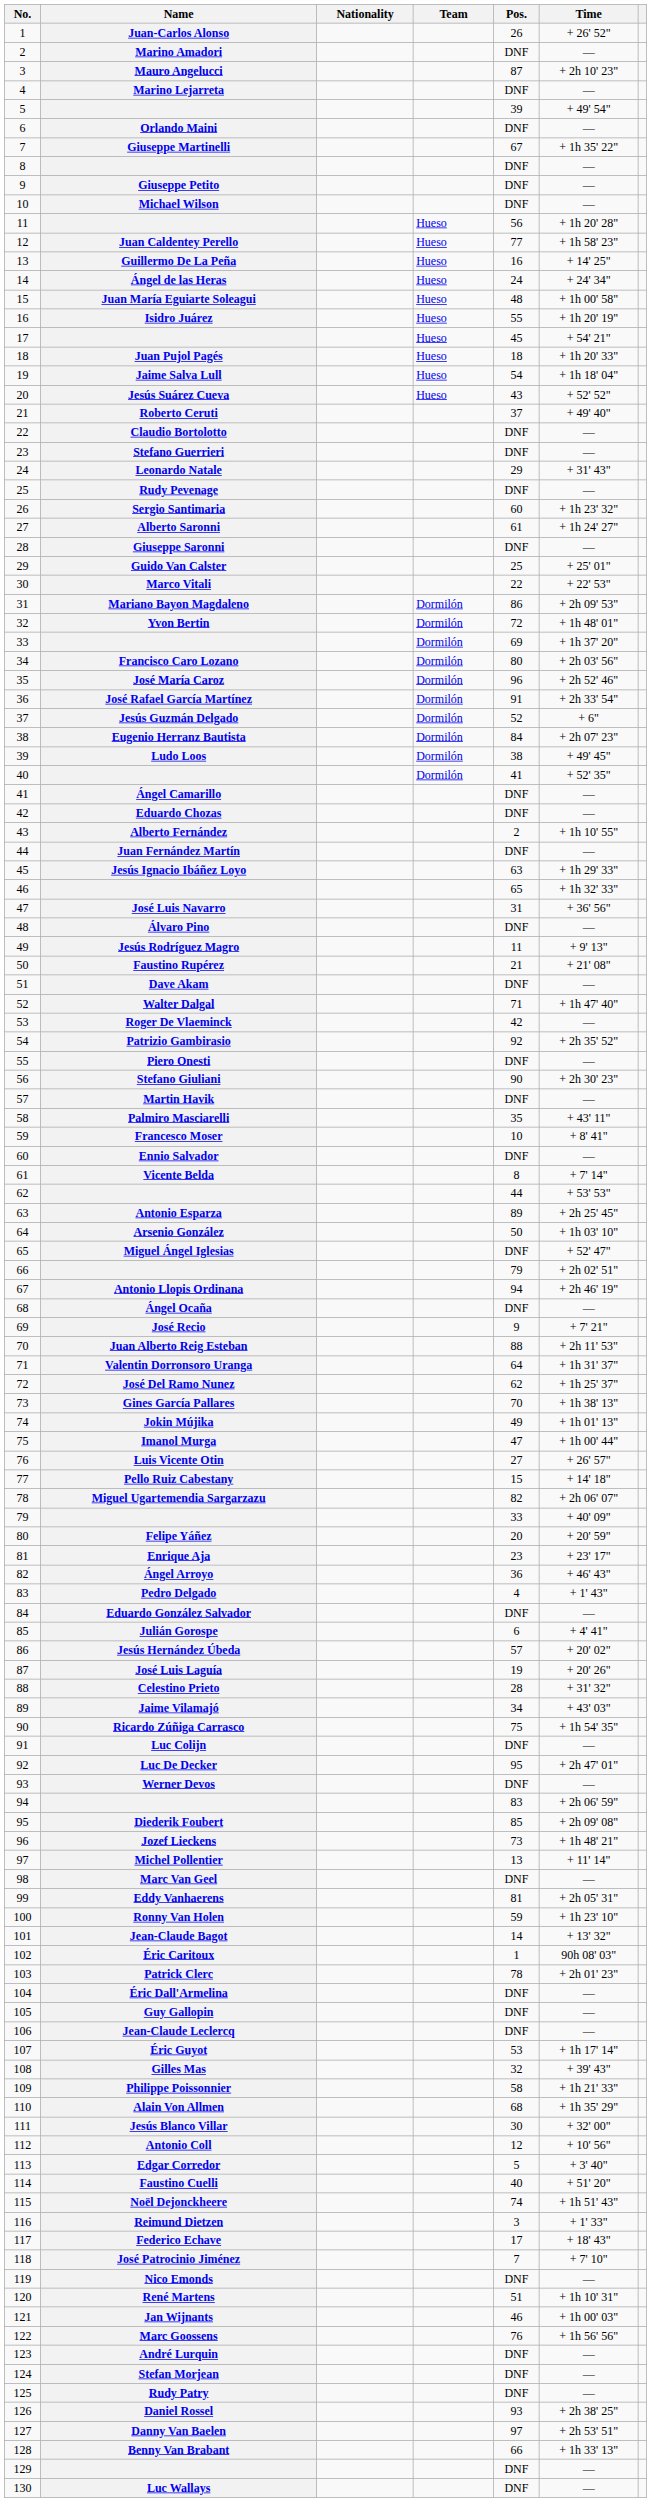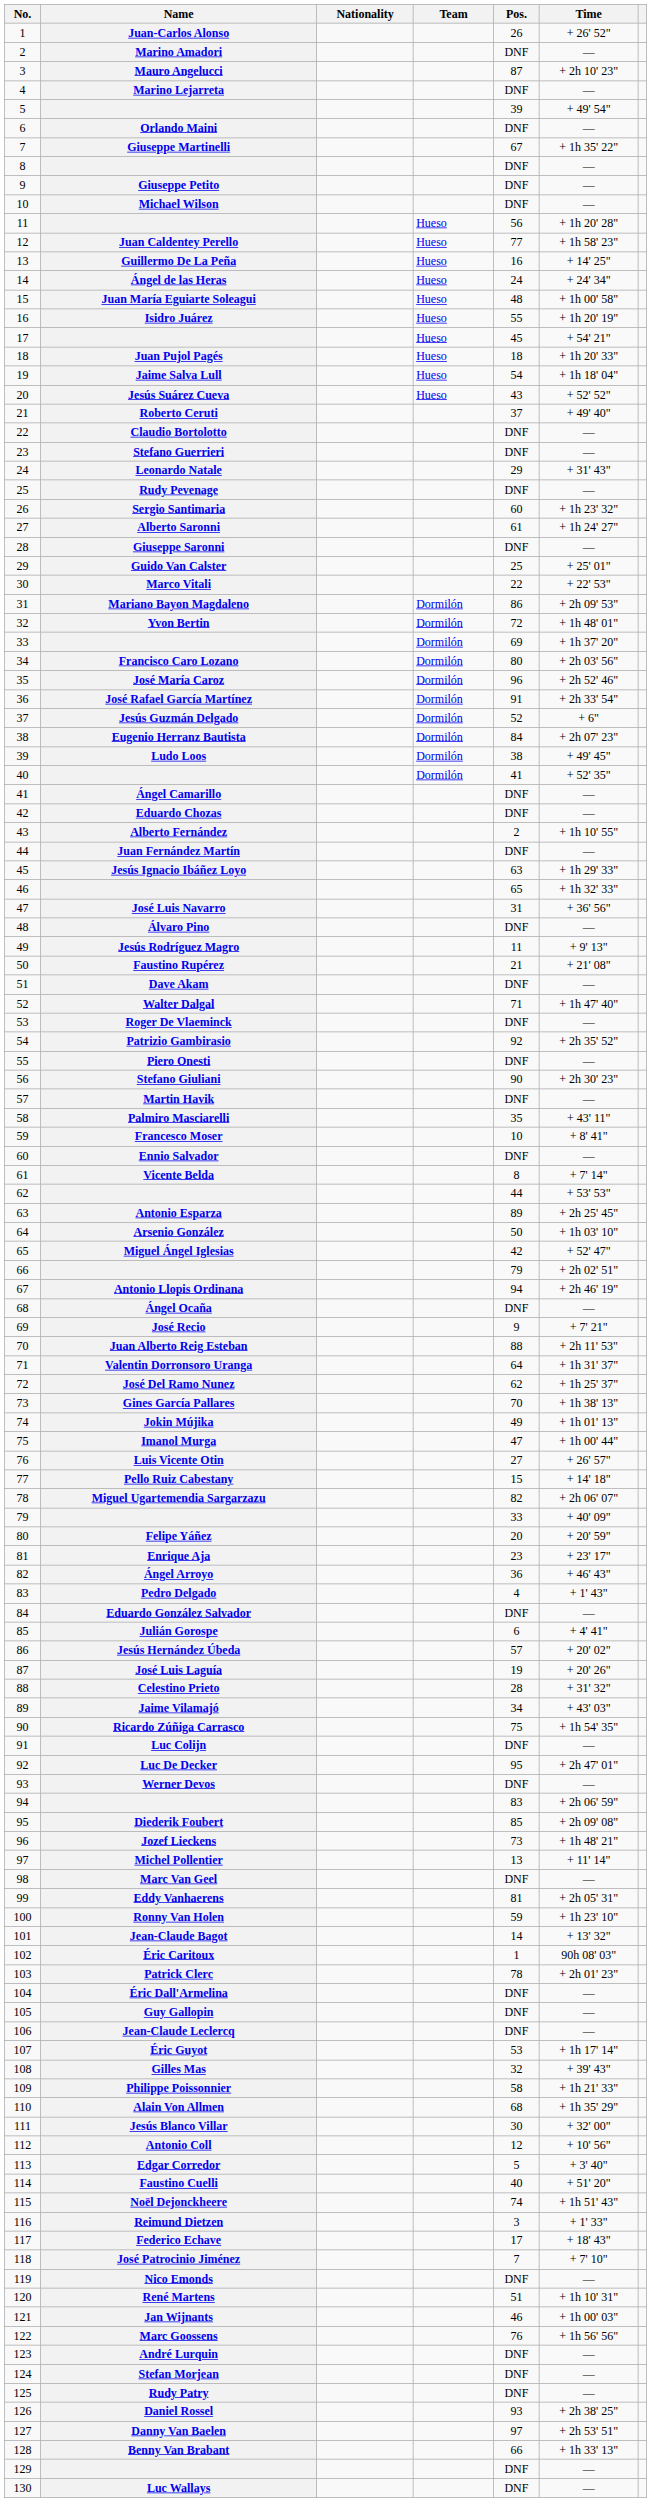(516, 1022) 42 -> (516, 1022) DNF
(516, 1251) DNF -> (516, 1251) 42
